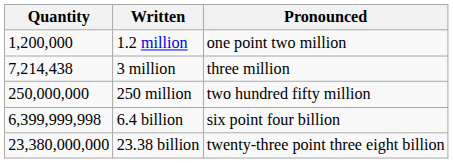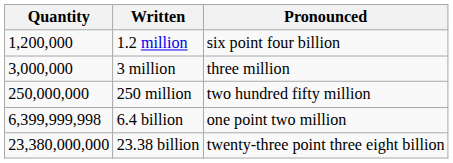(277, 42) one point two million -> (273, 42) six point four billion
(41, 68) 7,214,438 -> (41, 68) 3,000,000
(273, 119) six point four billion -> (277, 119) one point two million
